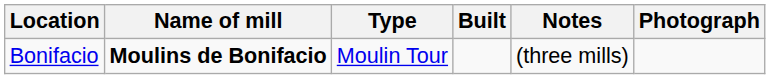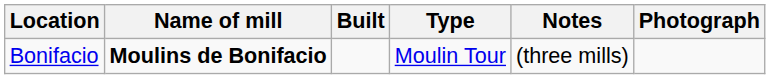columns swapped: (392, 21) <-> (482, 21)
